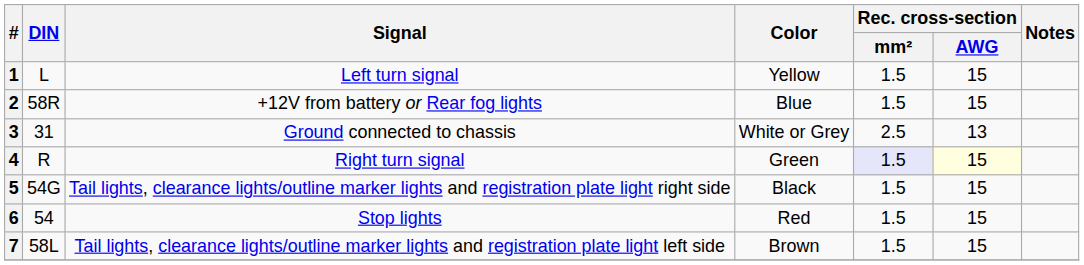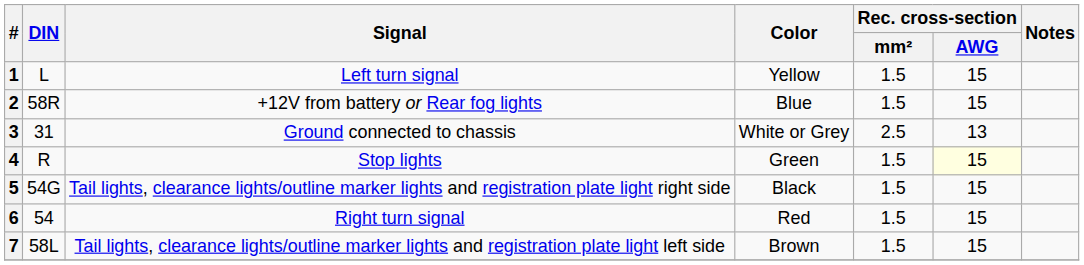(400, 160) Right turn signal -> (400, 160) Stop lights
(893, 160) lavender background -> (893, 160) no background
(400, 217) Stop lights -> (400, 217) Right turn signal
